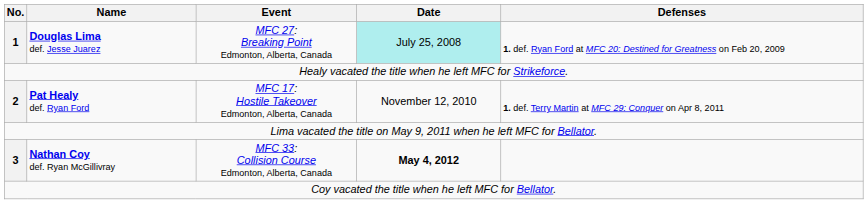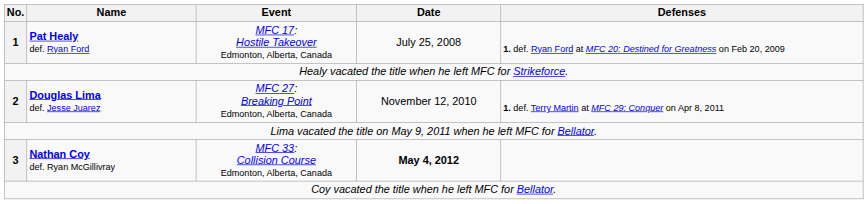(65, 42) Douglas Lima def. Jesse Juarez -> (59, 42) Pat Healy def. Ryan Ford
(276, 42) MFC 27: Breaking Point Edmonton, Alberta, Canada -> (276, 42) MFC 17: Hostile Takeover Edmonton, Alberta, Canada
(429, 42) paleturquoise background -> (429, 42) no background
(59, 101) Pat Healy def. Ryan Ford -> (65, 101) Douglas Lima def. Jesse Juarez
(276, 101) MFC 17: Hostile Takeover Edmonton, Alberta, Canada -> (276, 101) MFC 27: Breaking Point Edmonton, Alberta, Canada
